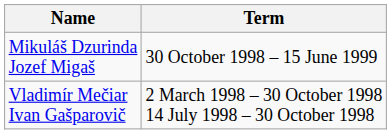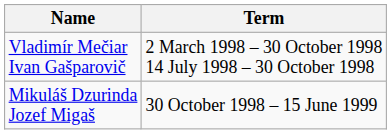rows swapped: (68, 104) <-> (73, 56)
